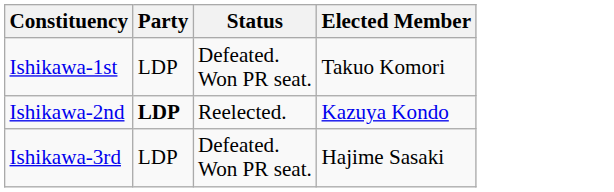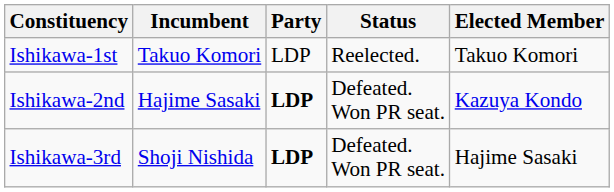+ column: (200, 21)
(255, 66) Defeated. Won PR seat. -> (375, 54) Reelected.
(242, 111) Reelected. -> (388, 100) Defeated. Won PR seat.
(158, 157) normal -> (292, 157) bold
